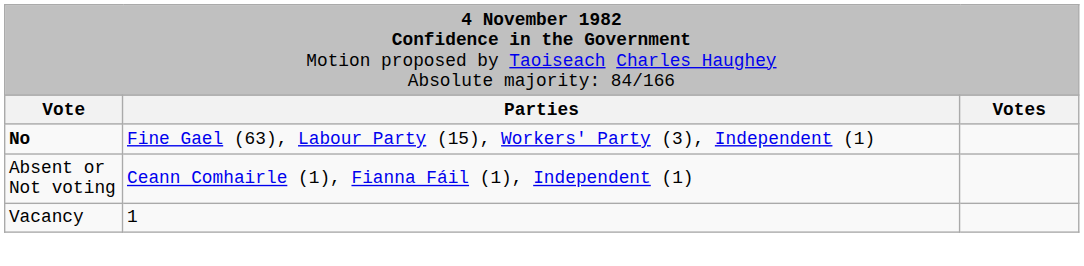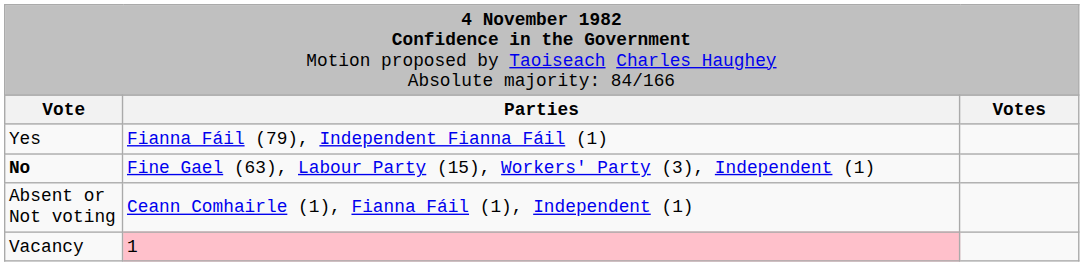+ row: (25, 139)
(132, 218) no background -> (132, 247) pink background
